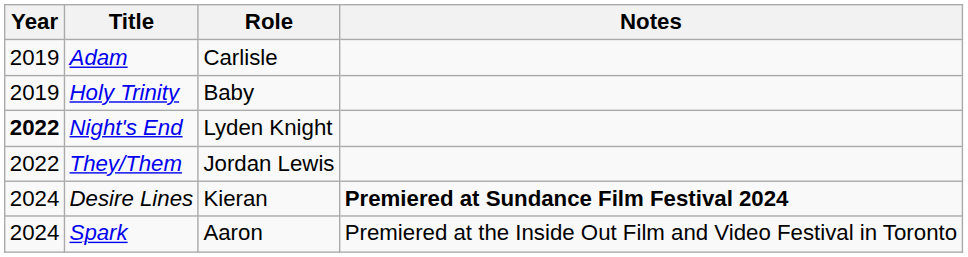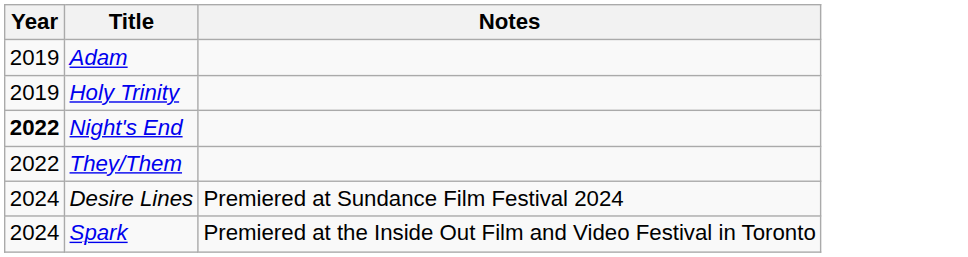- column: (269, 22)
(567, 198) bold -> (414, 198) normal
